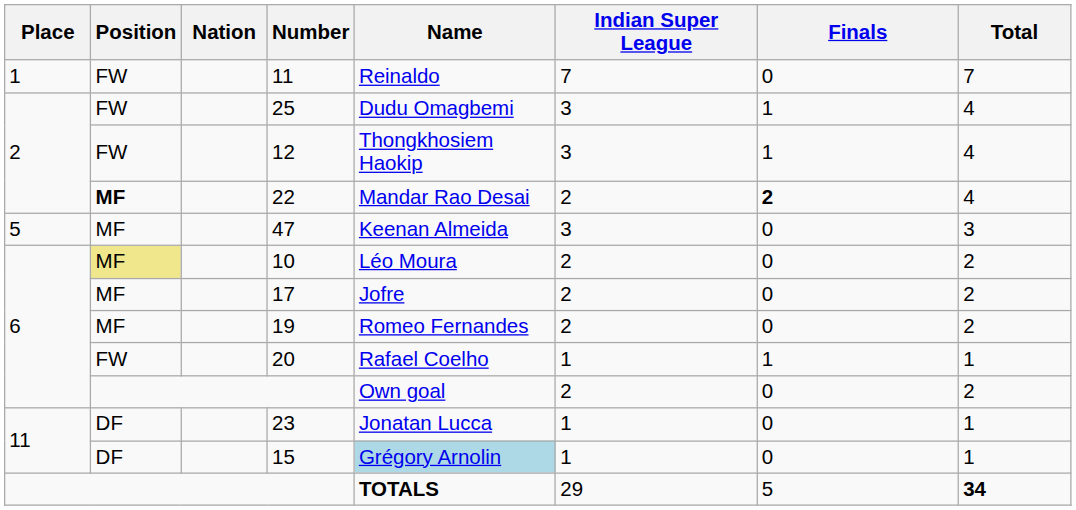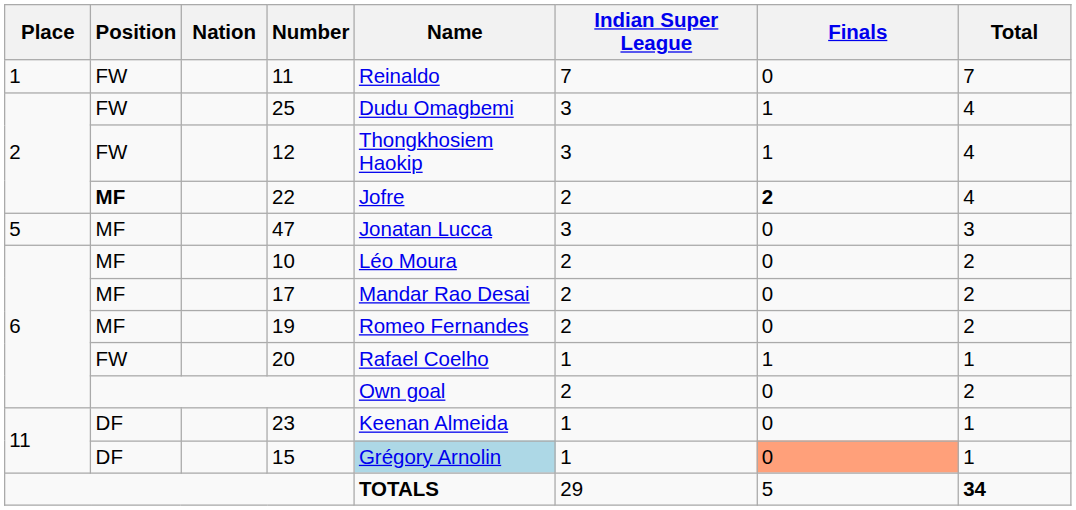(444, 196) Mandar Rao Desai -> (382, 196) Jofre
(433, 229) Keenan Almeida -> (425, 229) Jonatan Lucca
(110, 261) khaki background -> (110, 261) no background
(382, 294) Jofre -> (444, 294) Mandar Rao Desai
(425, 424) Jonatan Lucca -> (433, 424) Keenan Almeida
(767, 456) no background -> (767, 456) lightsalmon background
